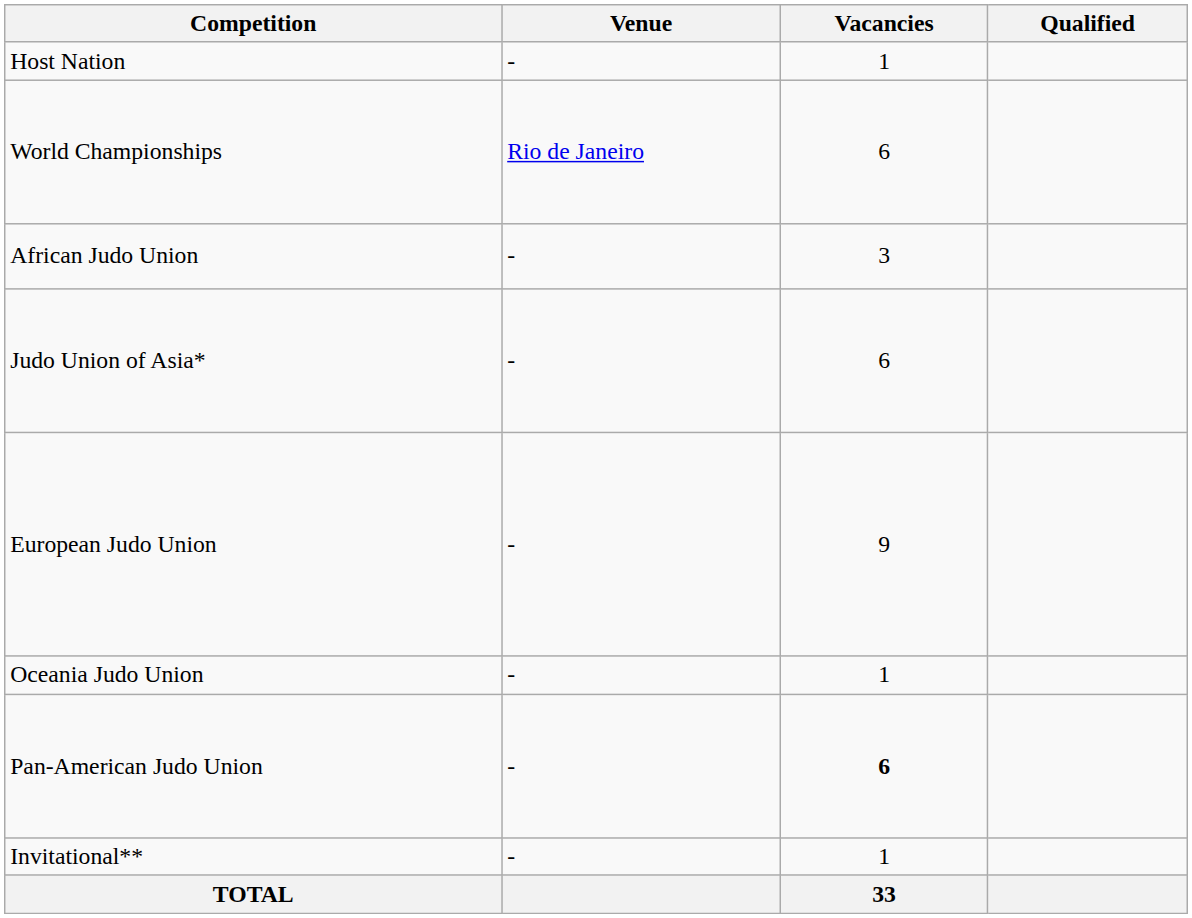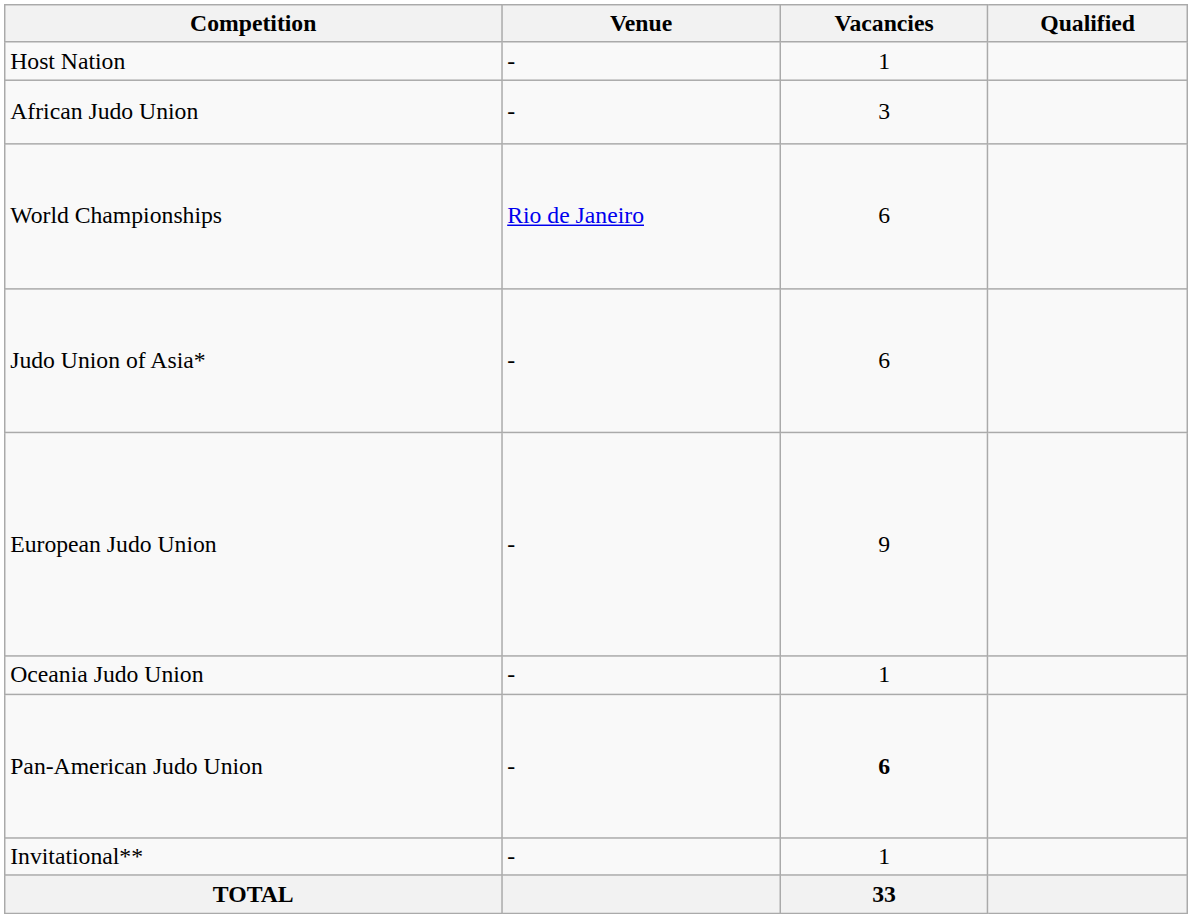rows swapped: (116, 151) <-> (104, 255)
